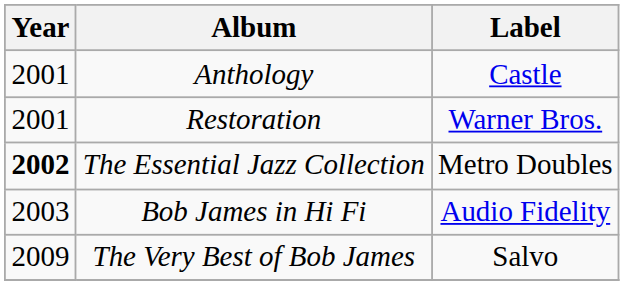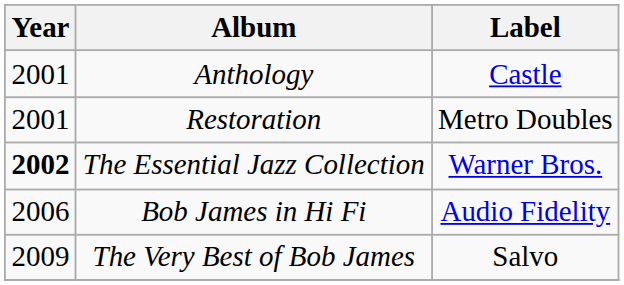(525, 119) Warner Bros. -> (525, 119) Metro Doubles
(525, 165) Metro Doubles -> (525, 165) Warner Bros.
(41, 211) 2003 -> (41, 211) 2006
